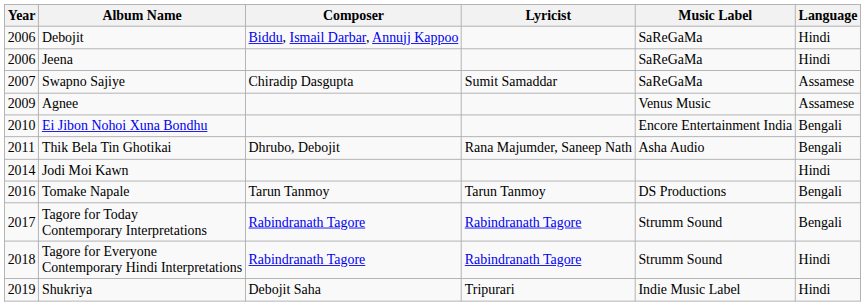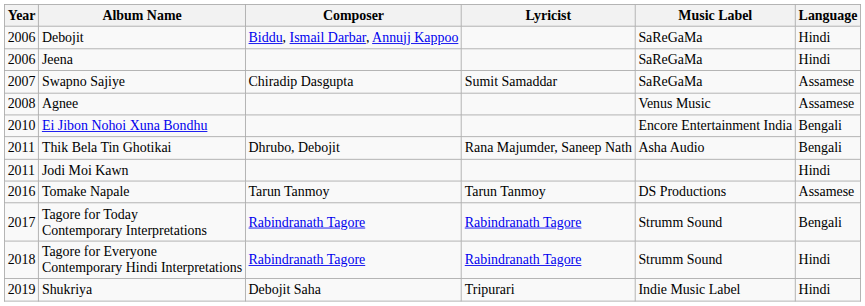(22, 103) 2009 -> (22, 103) 2008
(22, 170) 2014 -> (21, 170) 2011
(820, 192) Bengali -> (826, 192) Assamese
